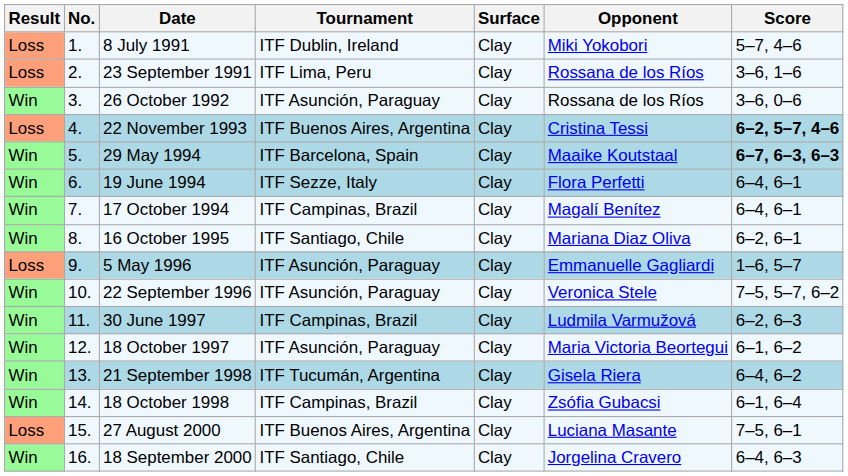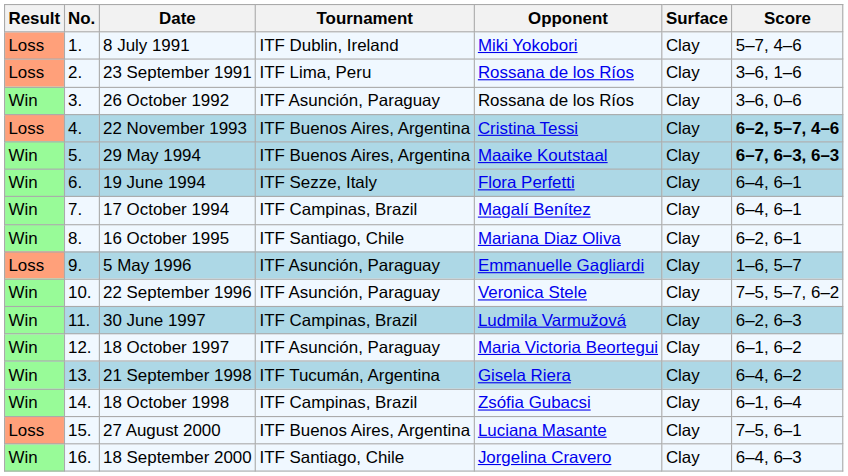columns swapped: (509, 17) <-> (638, 17)
(339, 155) ITF Barcelona, Spain -> (365, 155) ITF Buenos Aires, Argentina
